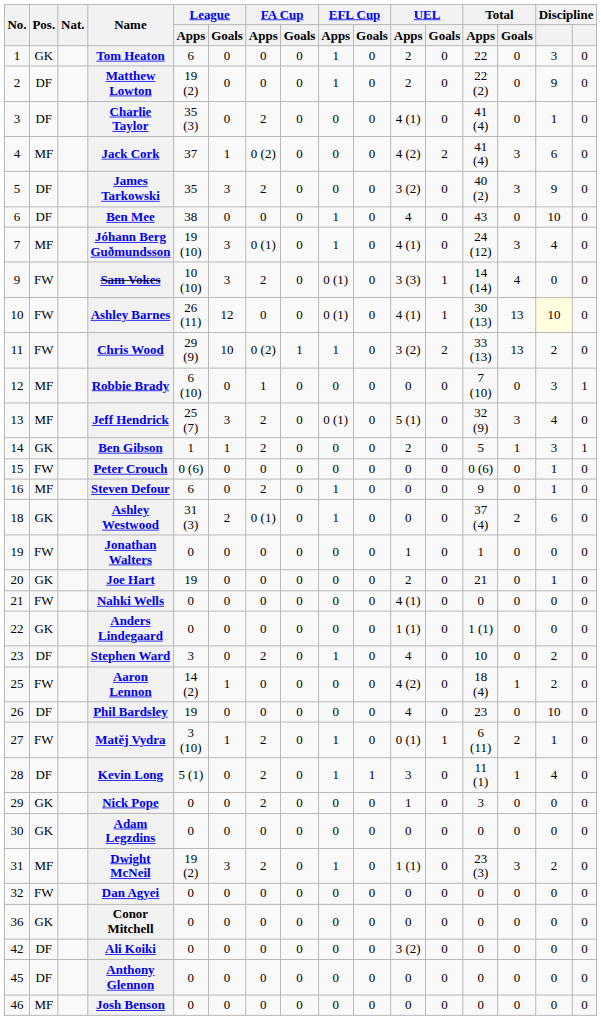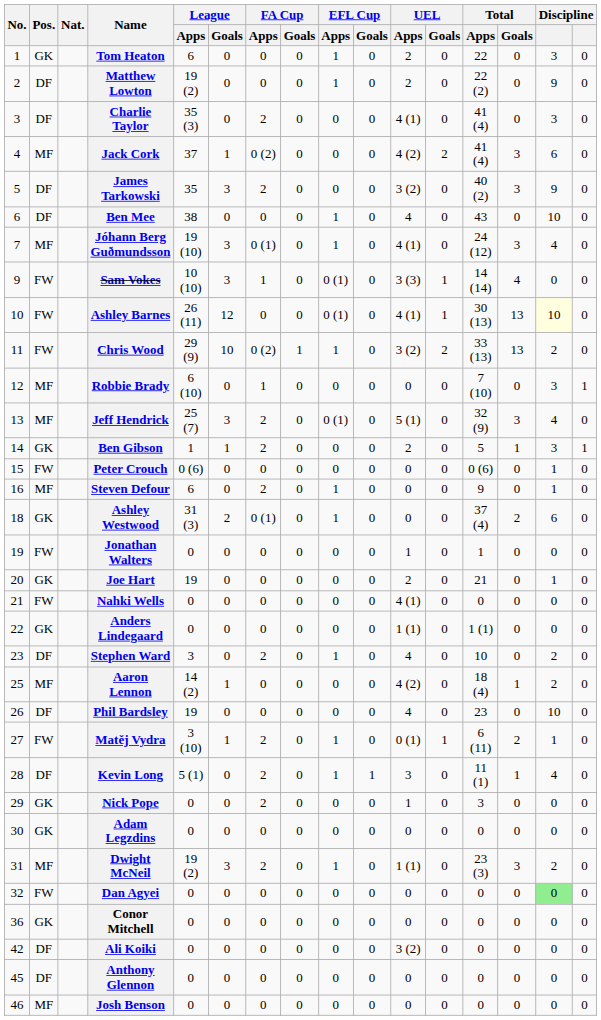(554, 118) 1 -> (554, 118) 3
(263, 279) 2 -> (263, 279) 1
(44, 684) FW -> (44, 684) MF
(554, 893) no background -> (554, 893) lightgreen background
